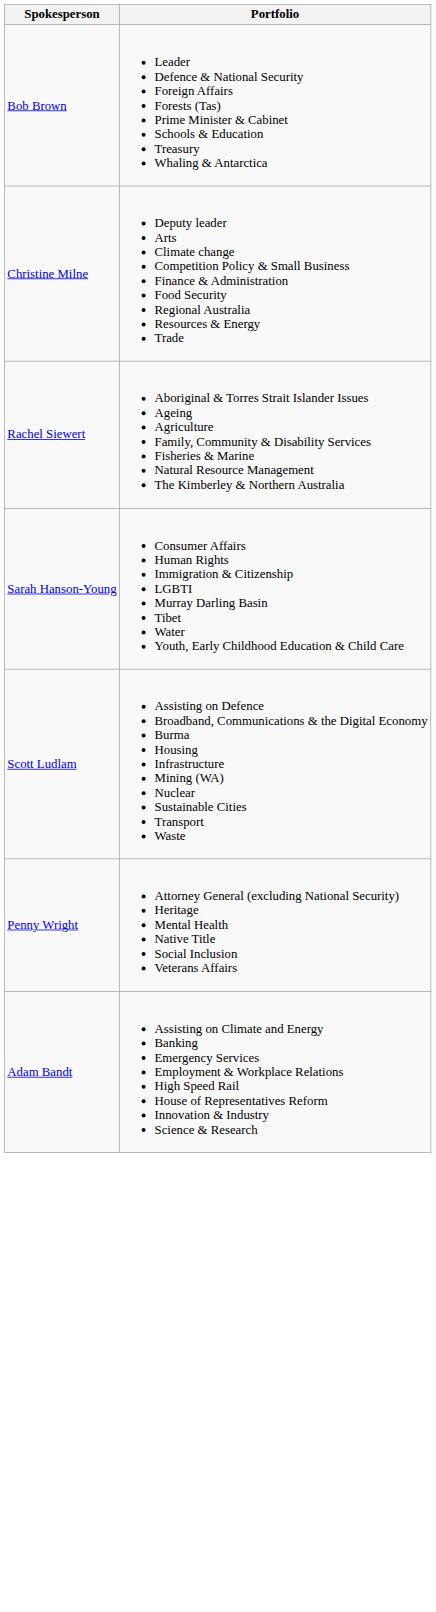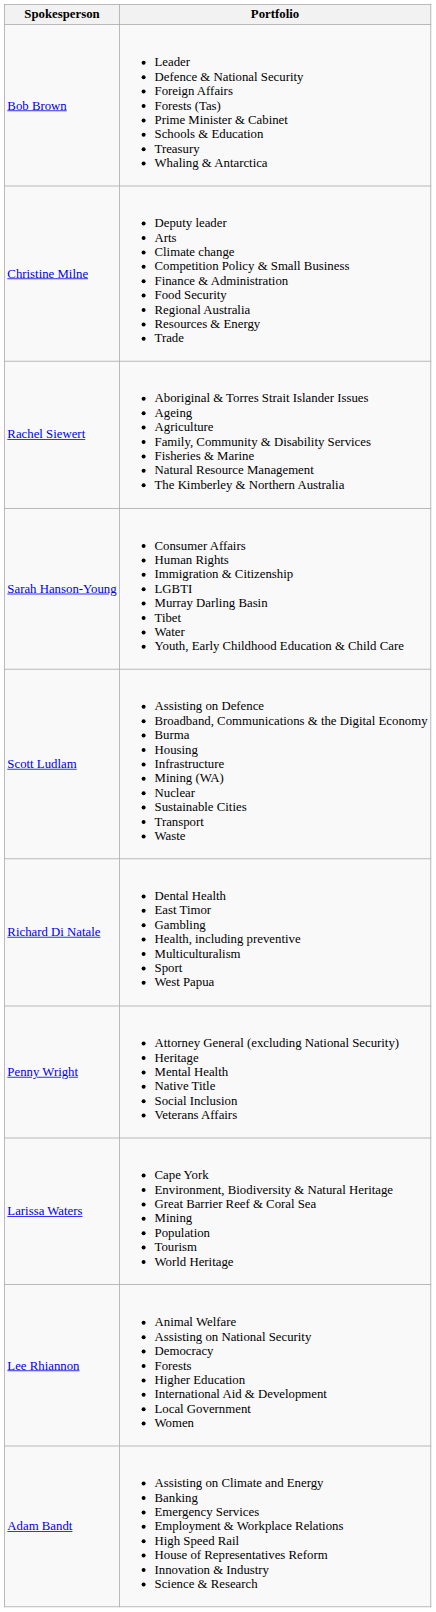+ row: (54, 932)
+ row: (45, 1211)
+ row: (43, 1365)
